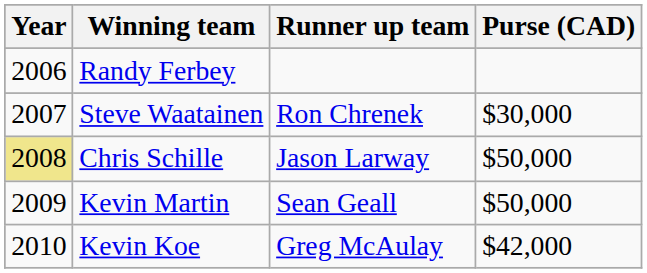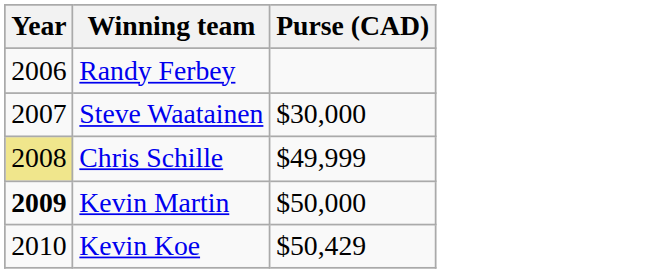- column: (373, 26)
(527, 158) $50,000 -> (321, 158) $49,999
(39, 202) normal -> (39, 202) bold
(527, 245) $42,000 -> (321, 245) $50,429
